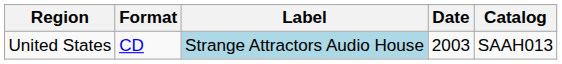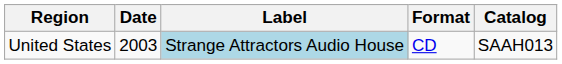columns swapped: (451, 18) <-> (148, 18)
